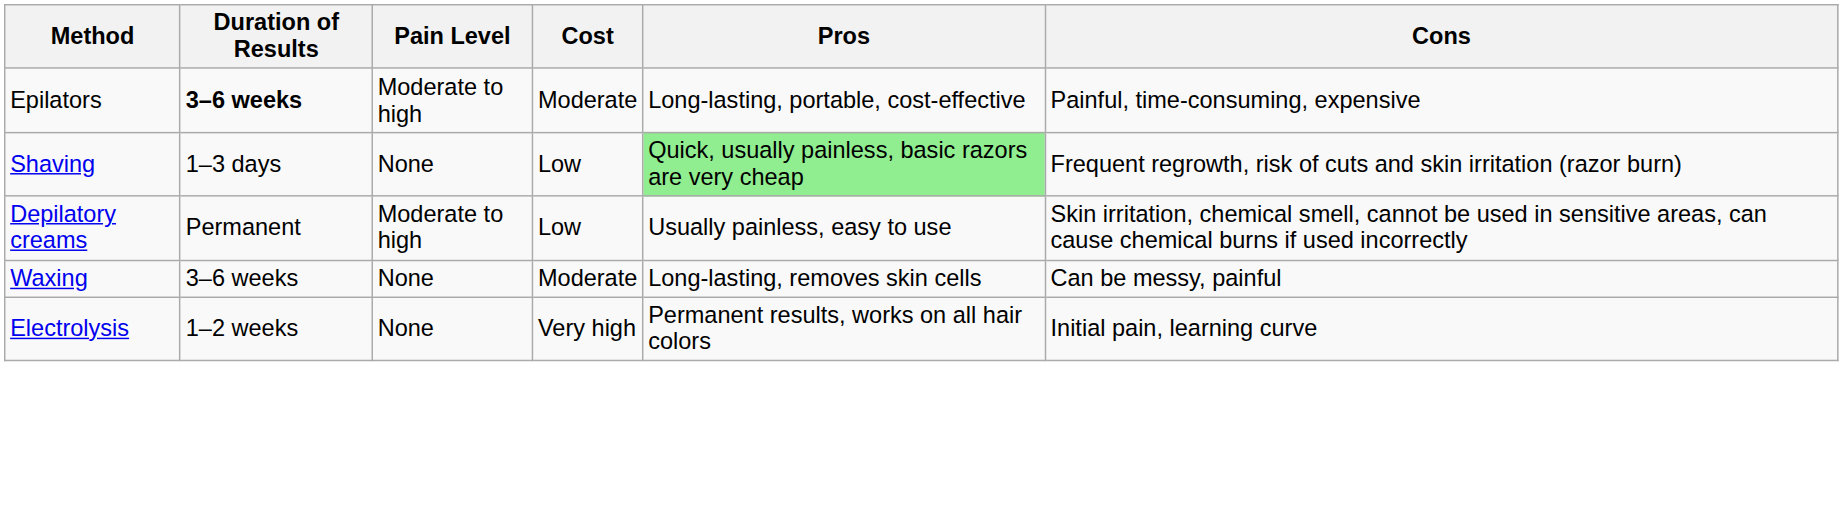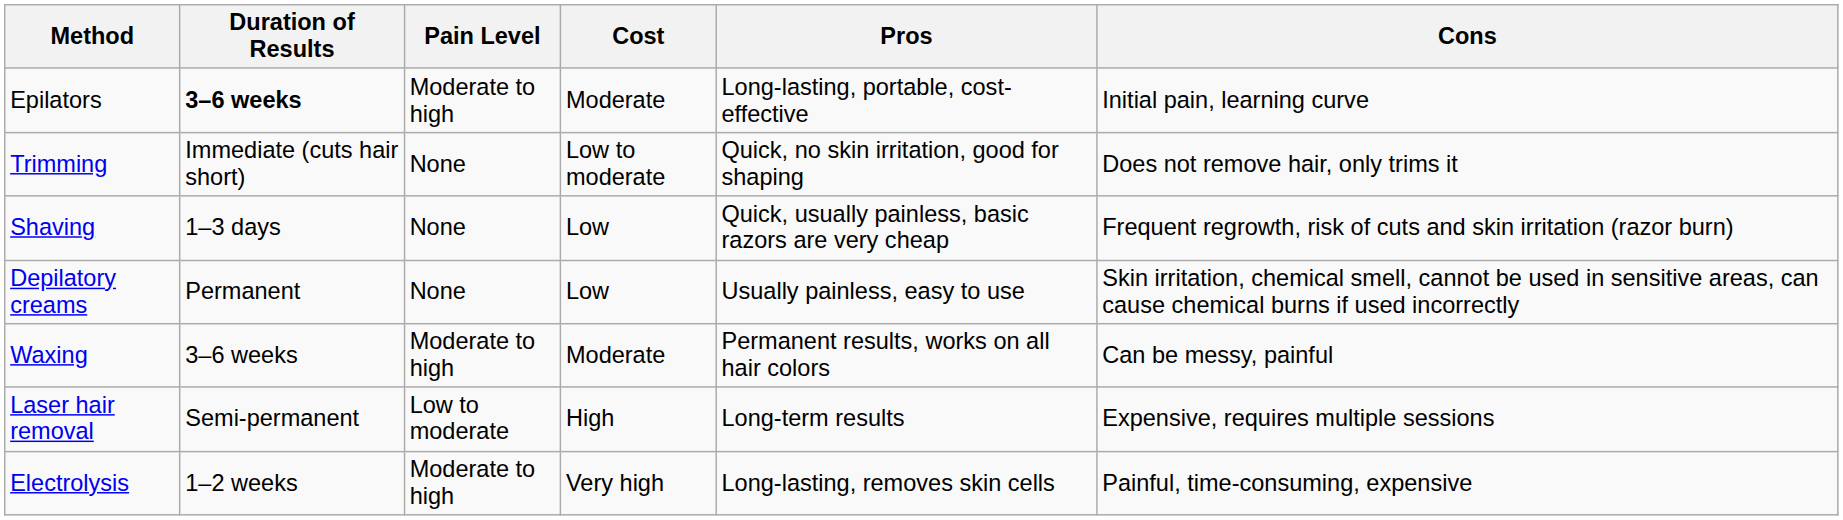(1236, 100) Painful, time-consuming, expensive -> (1236, 100) Initial pain, learning curve
+ row: (59, 163)
(838, 163) lightgreen background -> (875, 227) no background
(440, 227) Moderate to high -> (438, 291) None
(406, 278) None -> (472, 355) Moderate to high
(815, 278) Long-lasting, removes skin cells -> (886, 355) Permanent results, works on all hair colors
+ row: (62, 418)
(406, 328) None -> (472, 482) Moderate to high
(835, 328) Permanent results, works on all hair colors -> (888, 482) Long-lasting, removes skin cells
(1184, 328) Initial pain, learning curve -> (1287, 482) Painful, time-consuming, expensive
